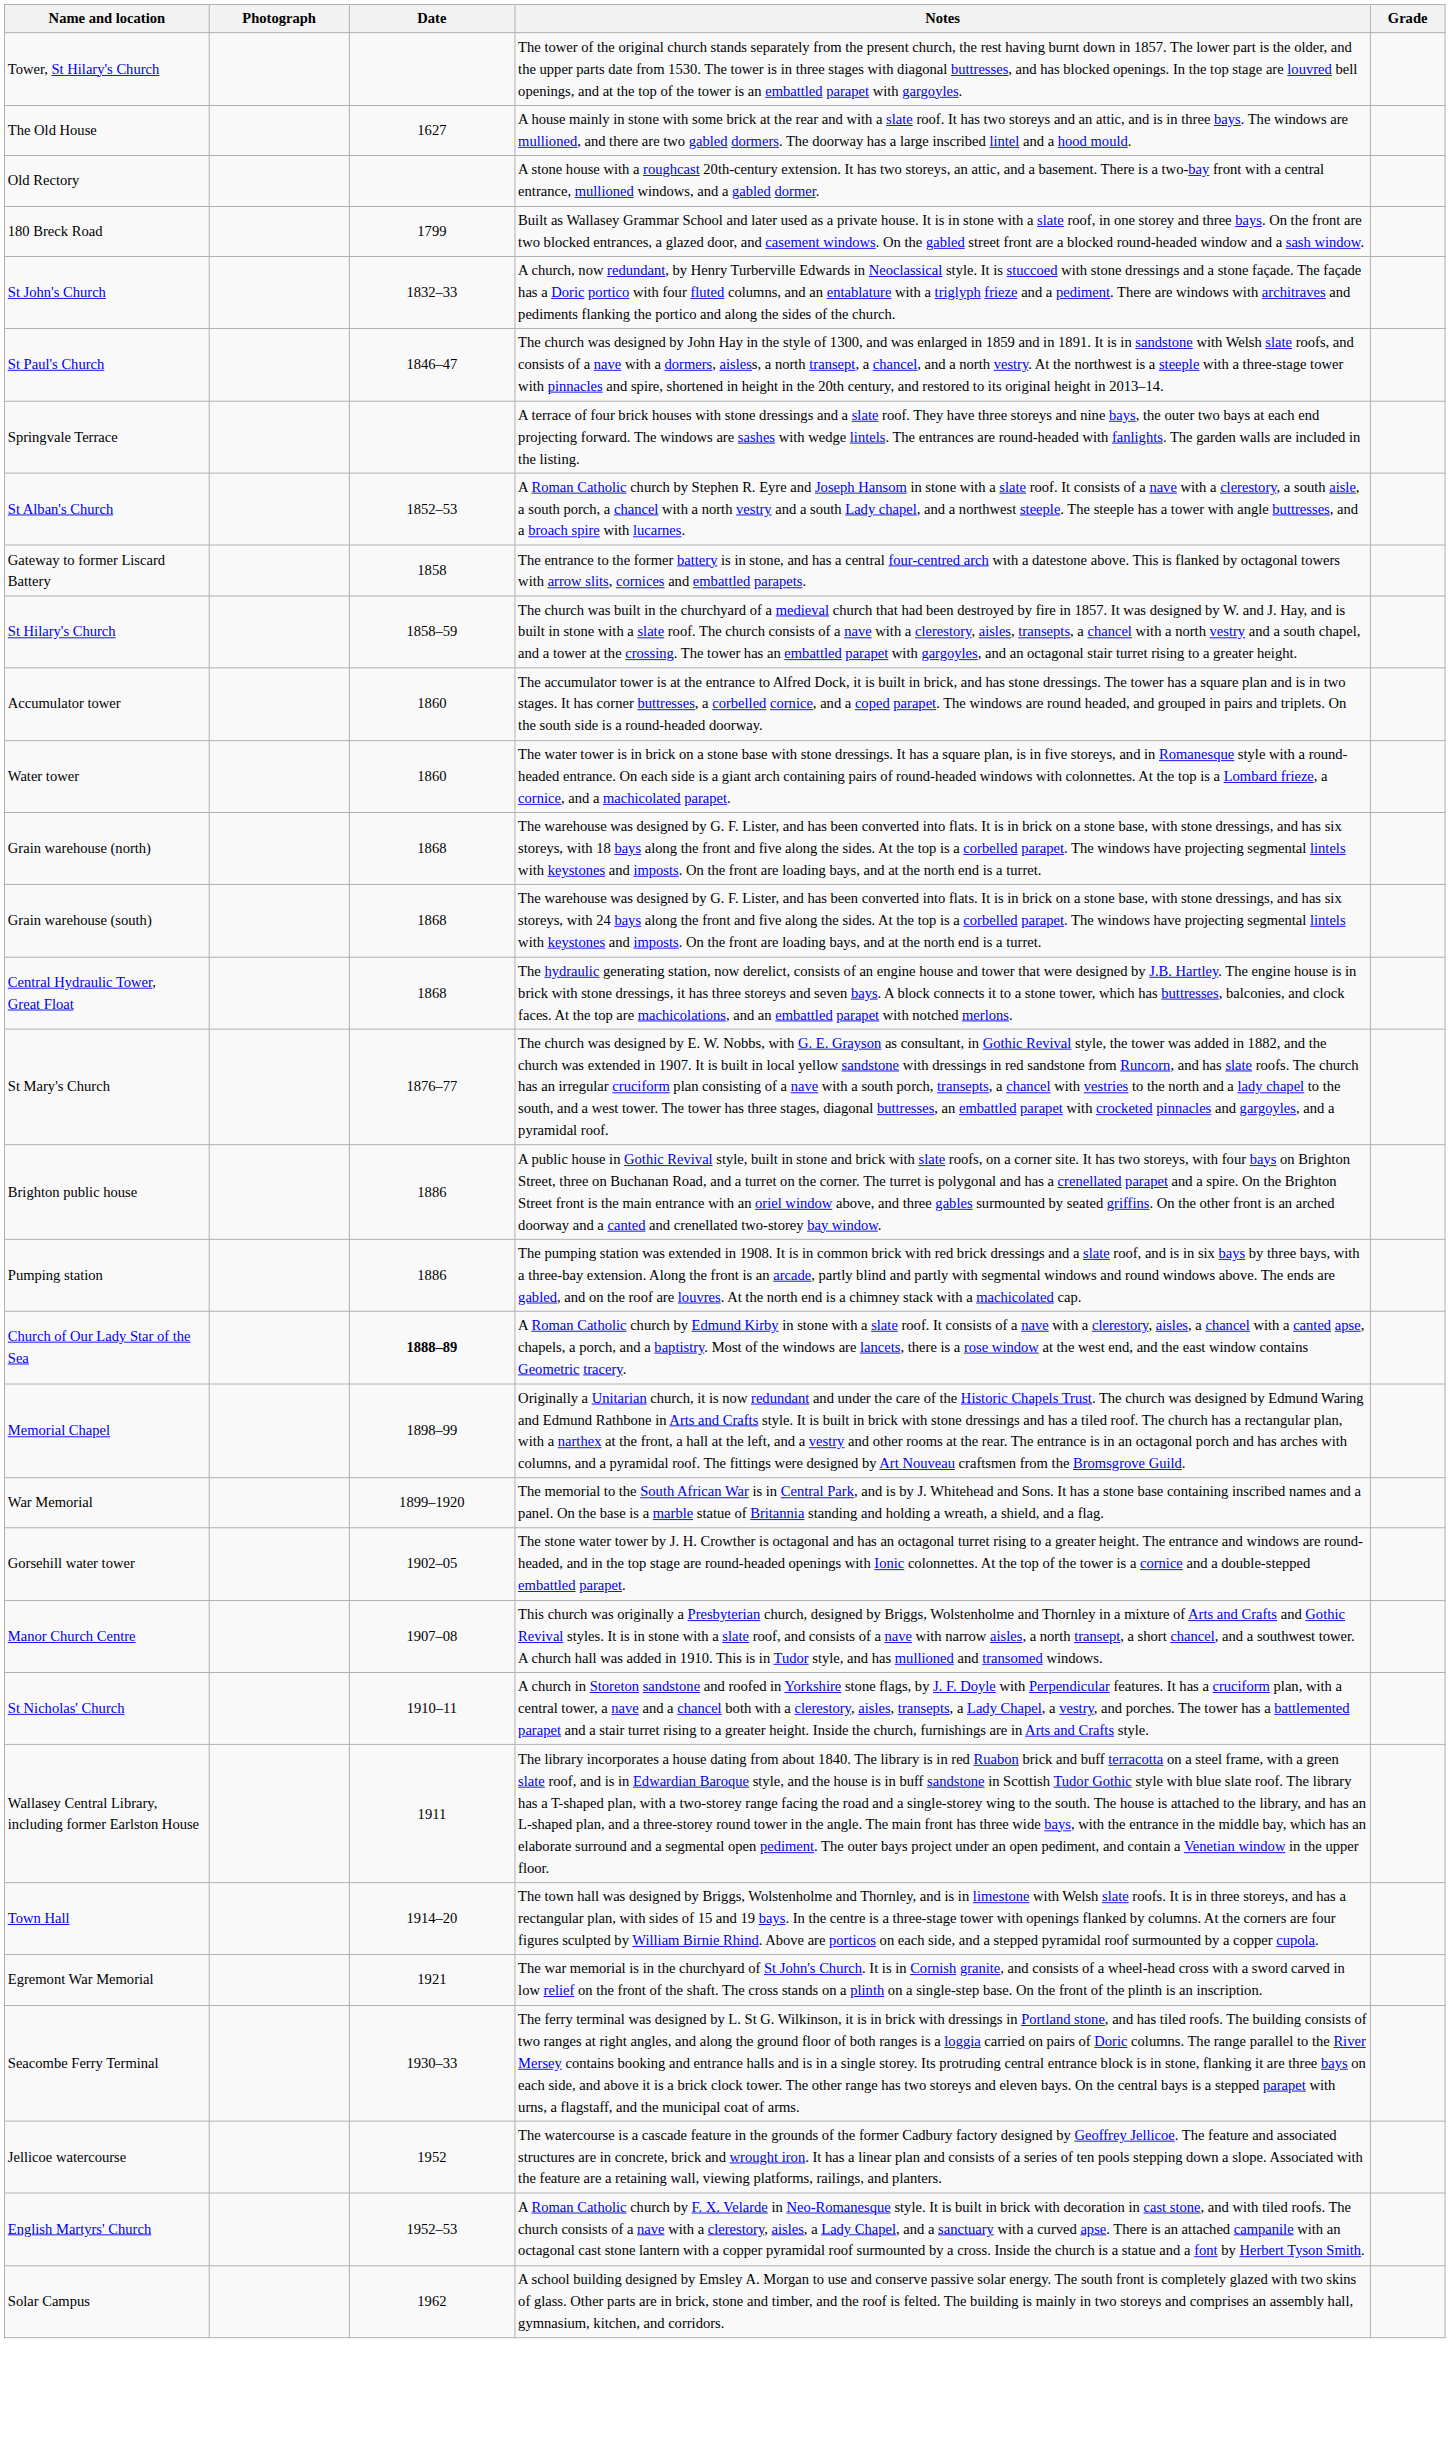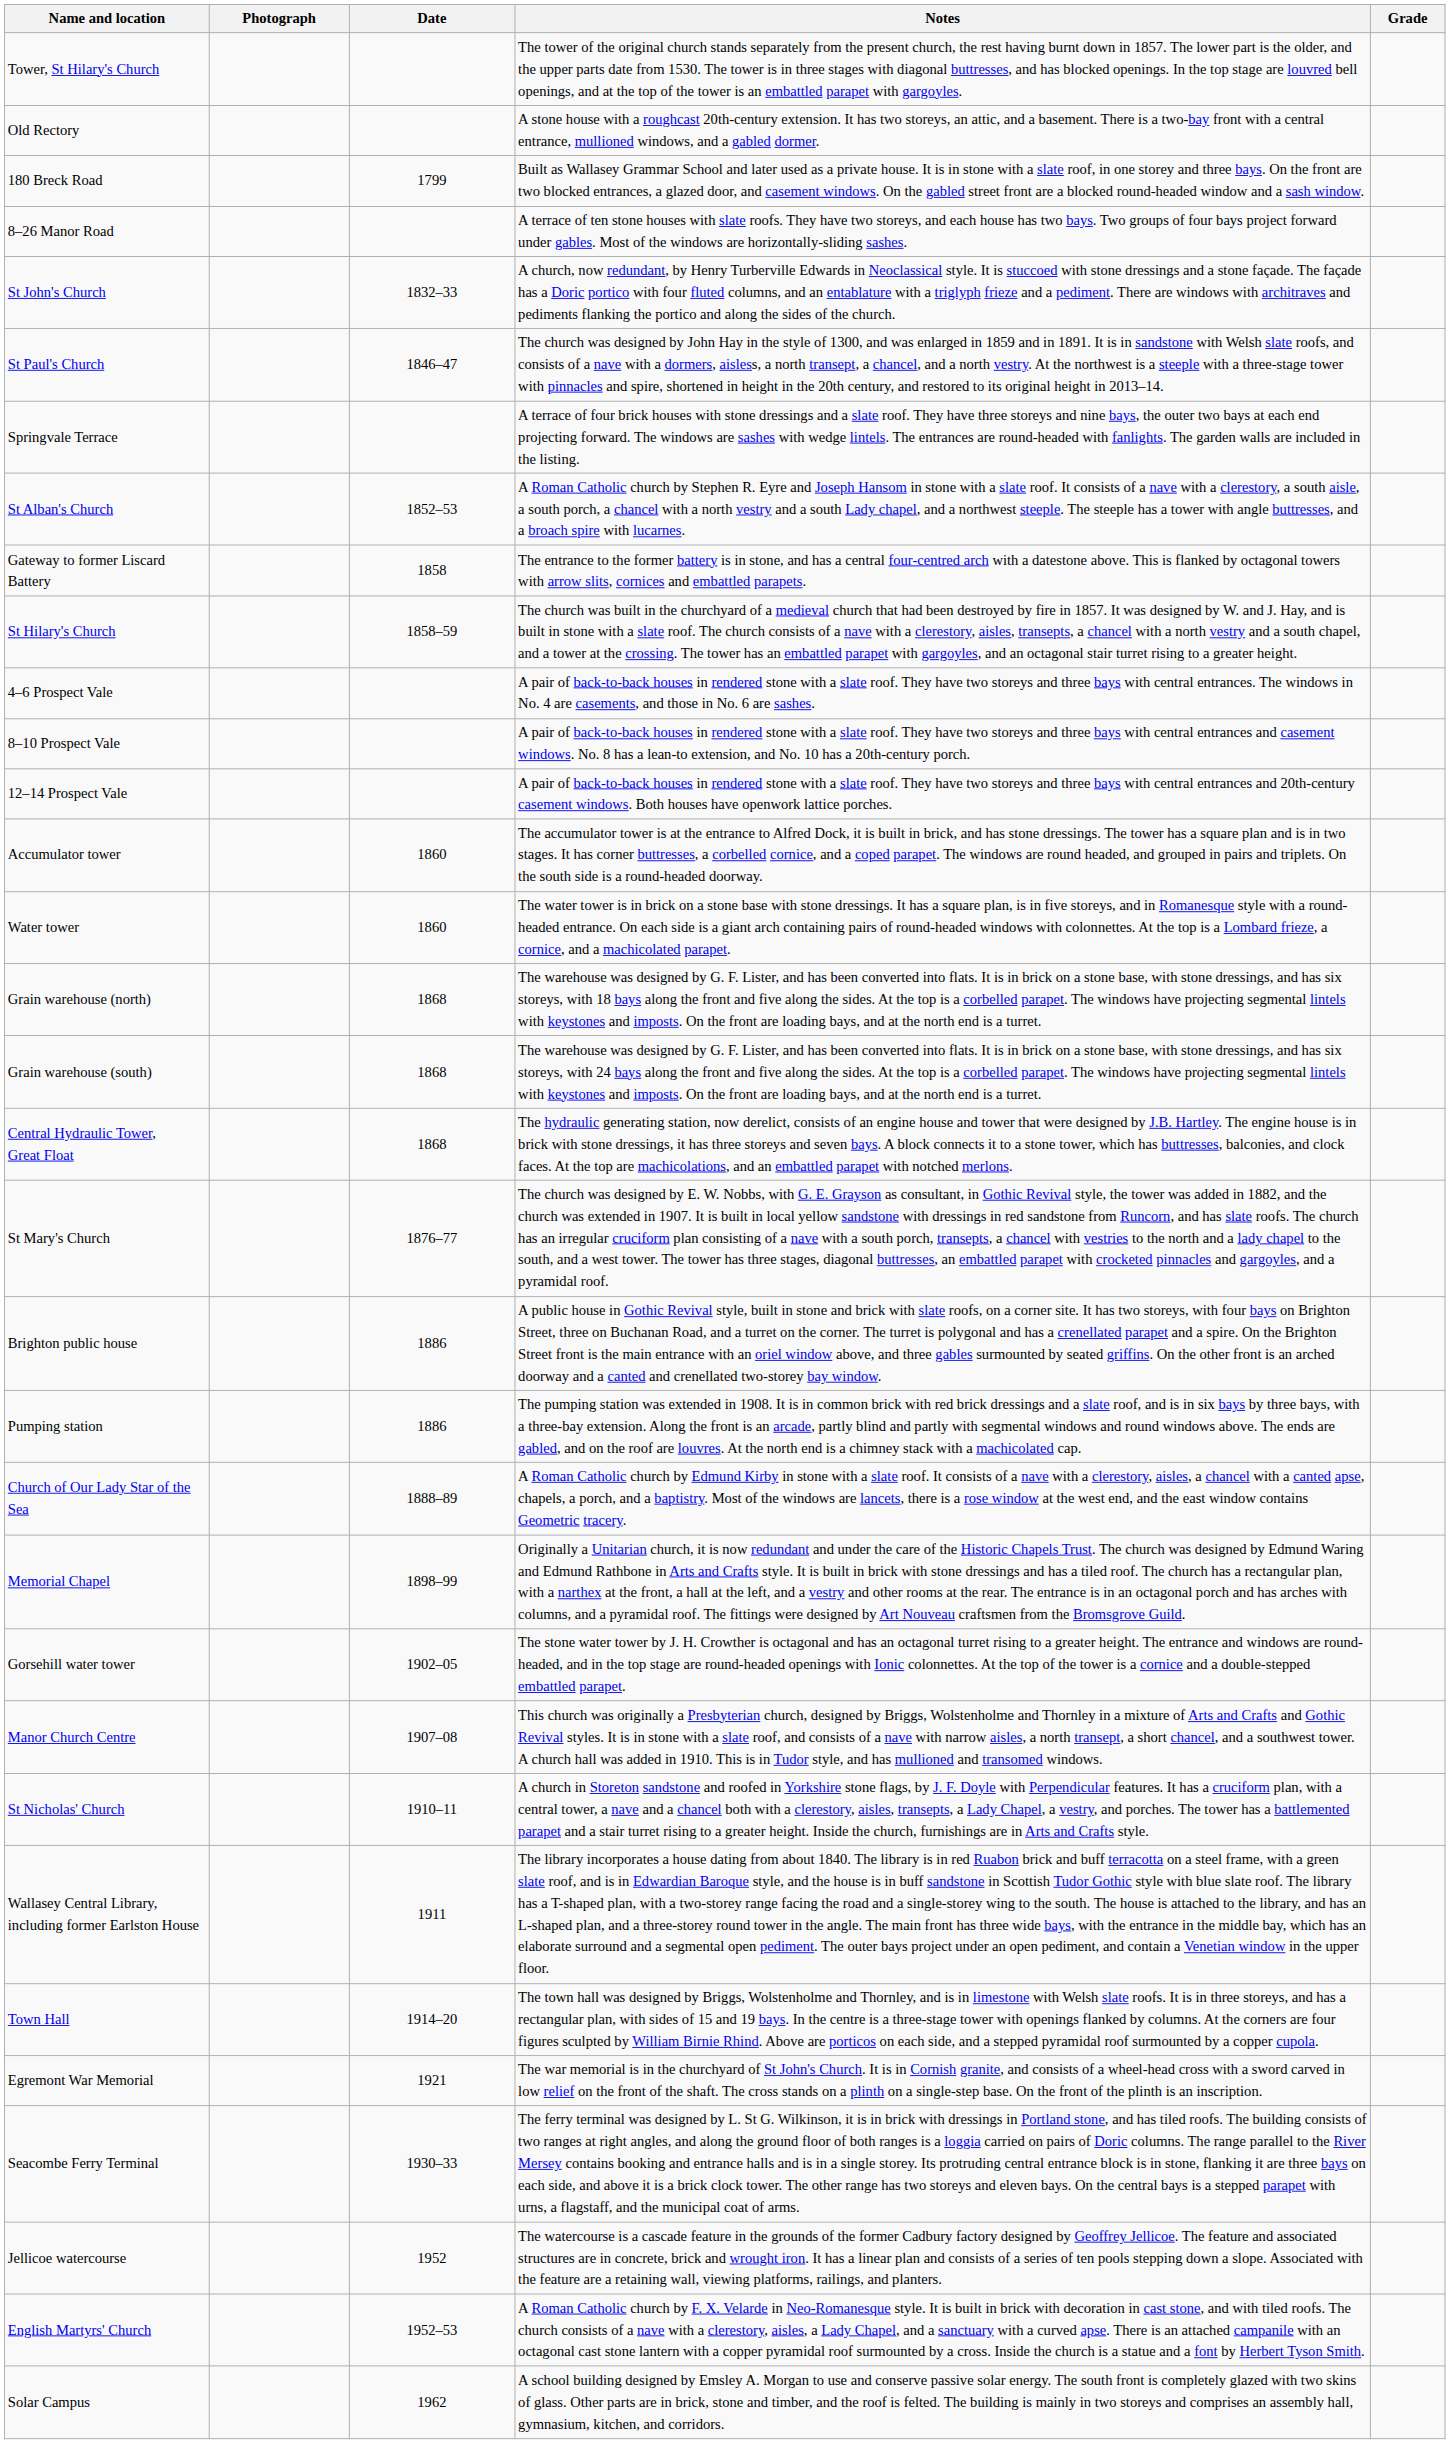- row: (52, 130)
+ row: (61, 231)
+ row: (60, 693)
+ row: (64, 743)
+ row: (68, 793)
(432, 1347) bold -> (432, 1498) normal
- row: (50, 1502)
